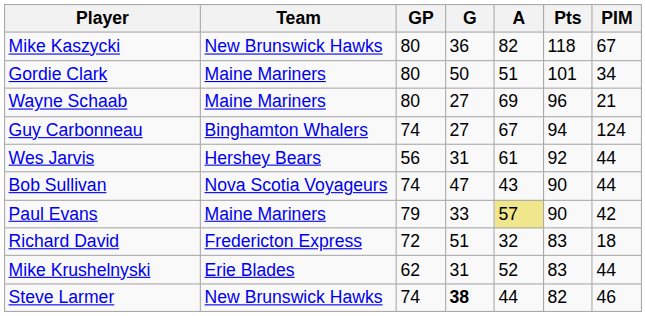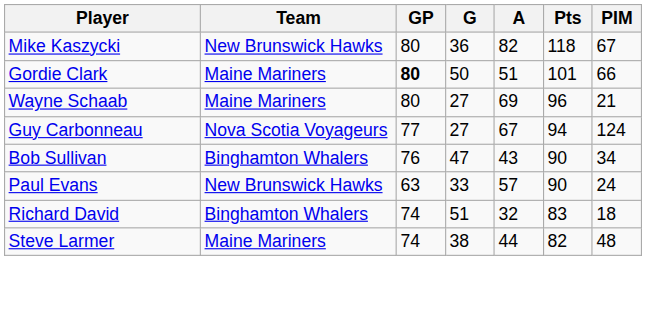(410, 74) normal -> (410, 74) bold
(606, 74) 34 -> (606, 74) 66
(286, 130) Binghamton Whalers -> (296, 130) Nova Scotia Voyageurs
(410, 130) 74 -> (410, 130) 77
- row: (51, 158)
(296, 185) Nova Scotia Voyageurs -> (286, 158) Binghamton Whalers
(410, 185) 74 -> (410, 158) 76
(606, 185) 44 -> (606, 158) 34
(265, 213) Maine Mariners -> (294, 185) New Brunswick Hawks
(410, 213) 79 -> (410, 185) 63
(508, 213) khaki background -> (508, 185) no background
(606, 213) 42 -> (606, 185) 24
(283, 241) Fredericton Express -> (286, 213) Binghamton Whalers
(410, 241) 72 -> (410, 213) 74
- row: (80, 269)
(294, 297) New Brunswick Hawks -> (265, 241) Maine Mariners
(459, 297) bold -> (459, 241) normal
(606, 297) 46 -> (606, 241) 48
